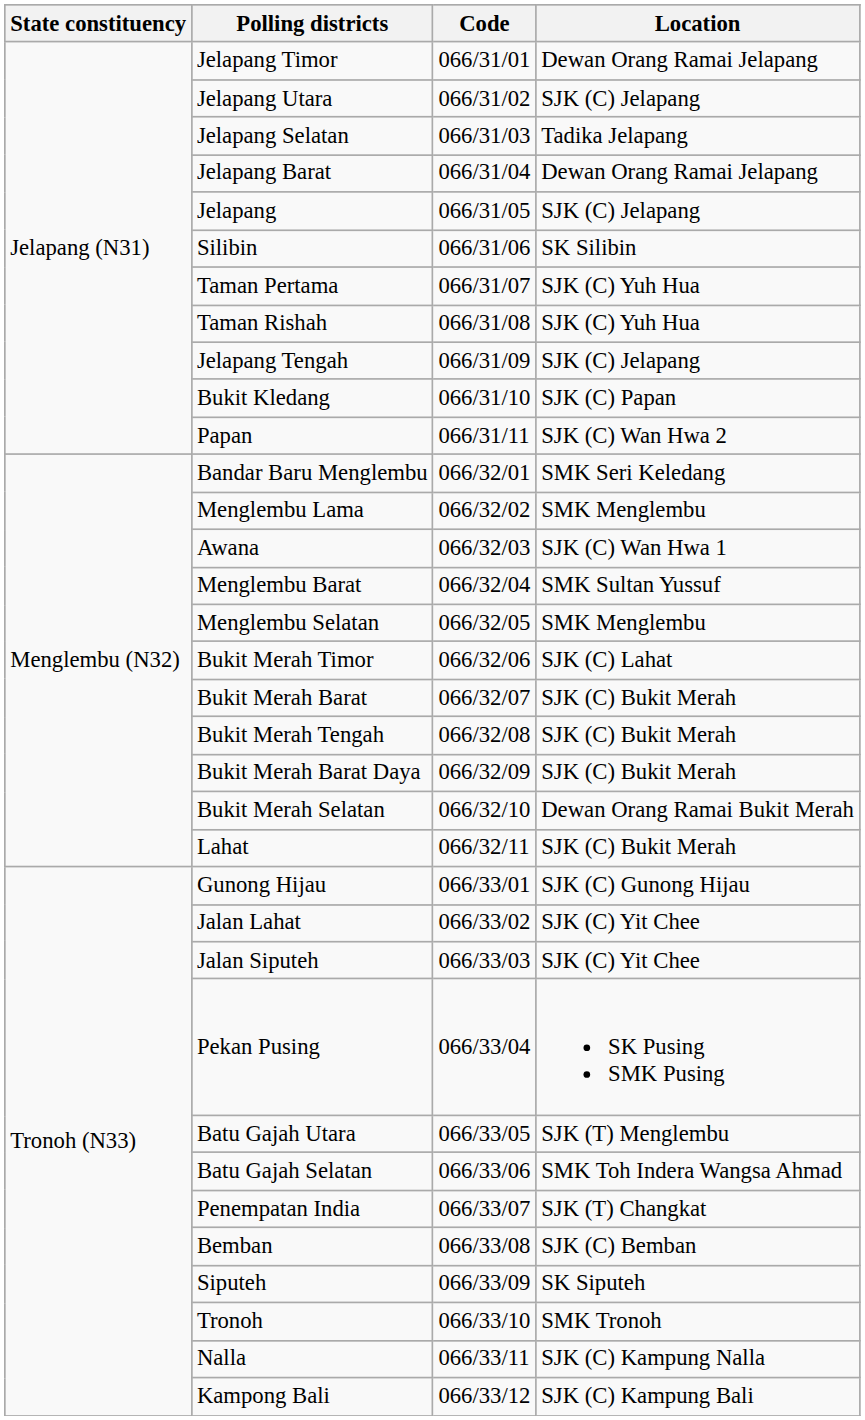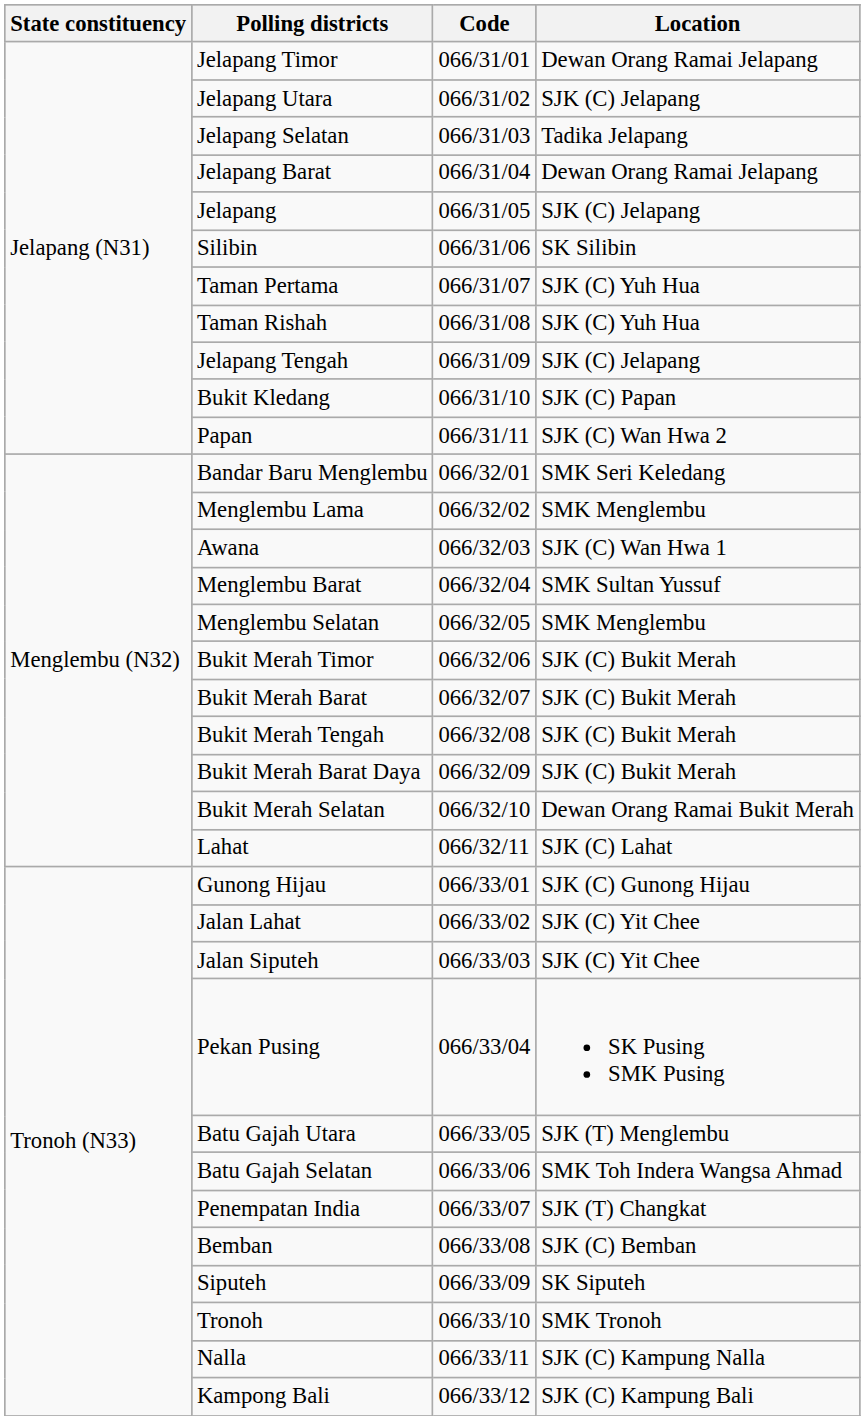(607, 659) SJK (C) Lahat -> (639, 659) SJK (C) Bukit Merah
(639, 847) SJK (C) Bukit Merah -> (607, 847) SJK (C) Lahat
